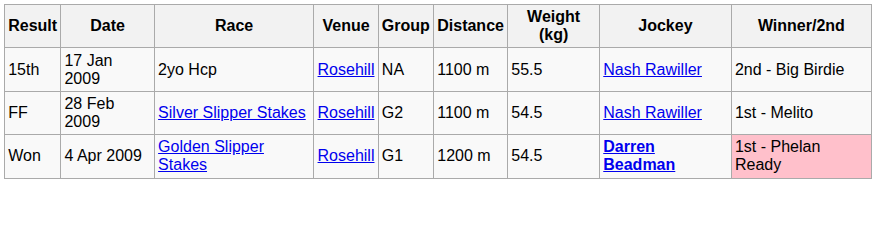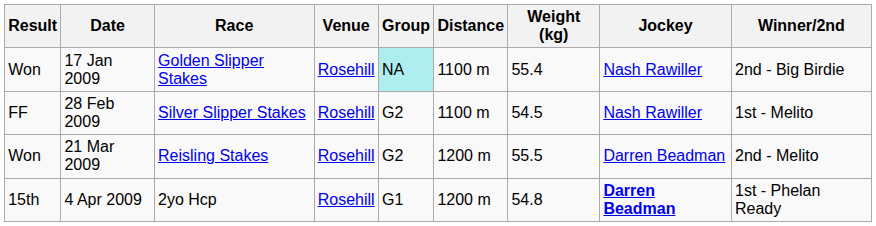(24, 69) 15th -> (24, 69) Won
(187, 69) 2yo Hcp -> (211, 69) Golden Slipper Stakes
(393, 69) no background -> (393, 69) paleturquoise background
(527, 69) 55.5 -> (527, 69) 55.4
+ row: (89, 156)
(24, 156) Won -> (24, 199) 15th
(211, 156) Golden Slipper Stakes -> (187, 199) 2yo Hcp
(527, 156) 54.5 -> (527, 199) 54.8
(778, 156) pink background -> (778, 199) no background
